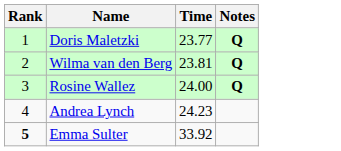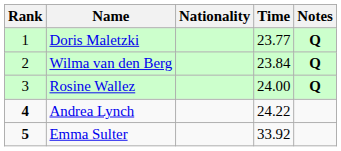+ column: (215, 16)
(196, 63) 23.81 -> (274, 63) 23.84
(25, 110) normal -> (25, 110) bold
(196, 110) 24.23 -> (274, 110) 24.22
